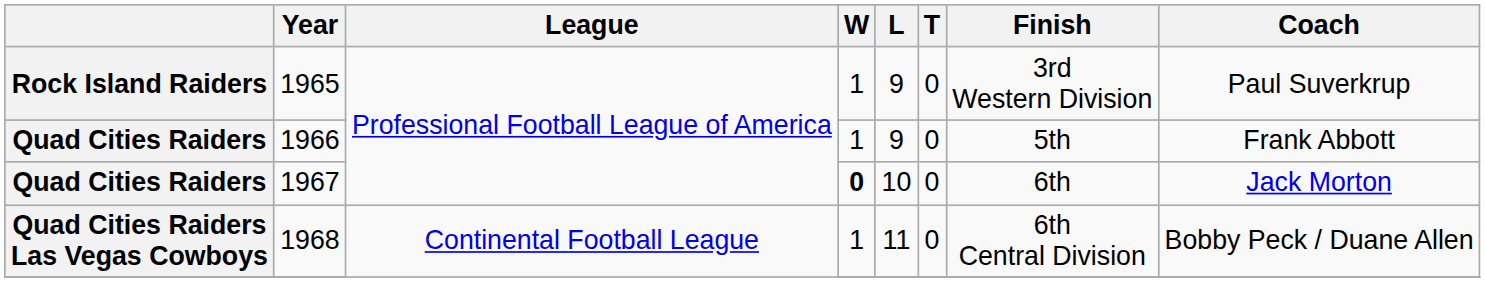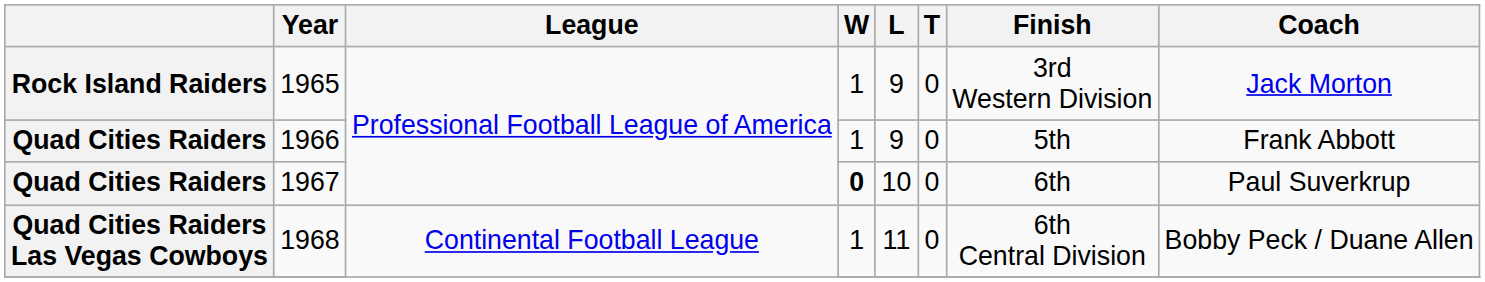(1319, 83) Paul Suverkrup -> (1319, 83) Jack Morton
(1319, 182) Jack Morton -> (1319, 182) Paul Suverkrup
